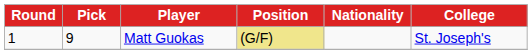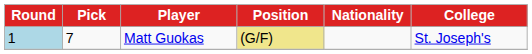(12, 37) no background -> (12, 37) lightblue background
(70, 37) 9 -> (70, 37) 7
